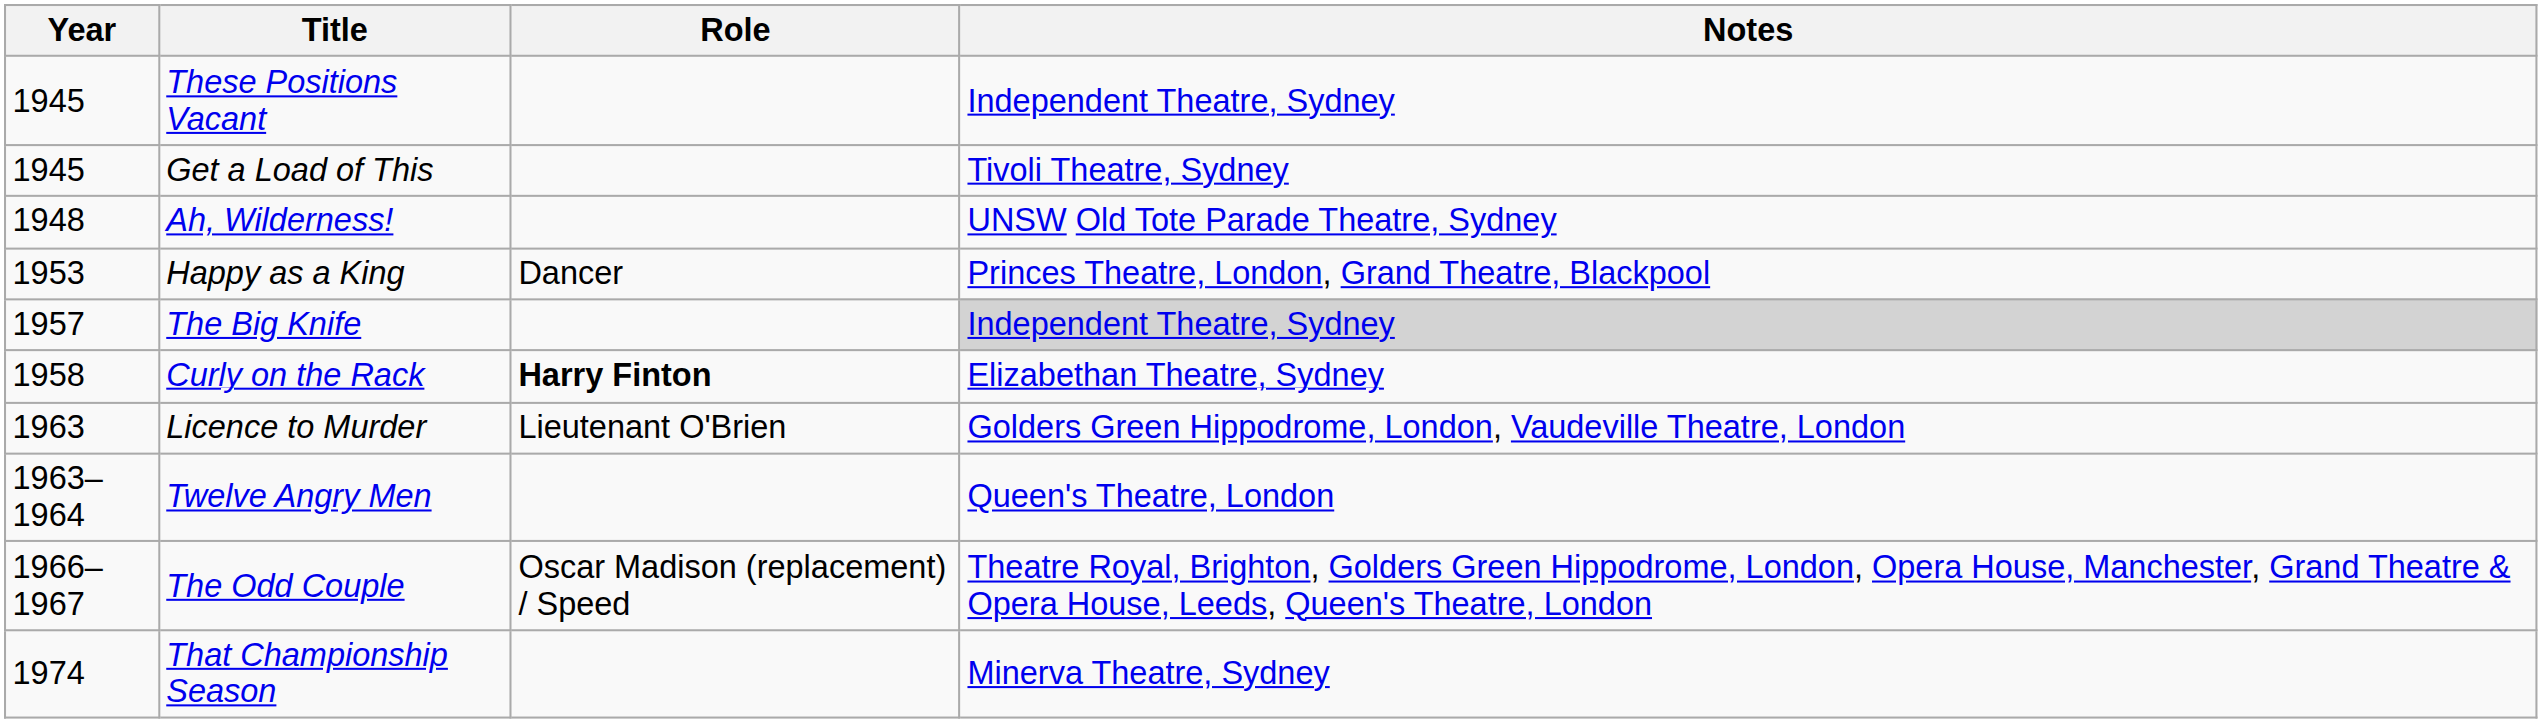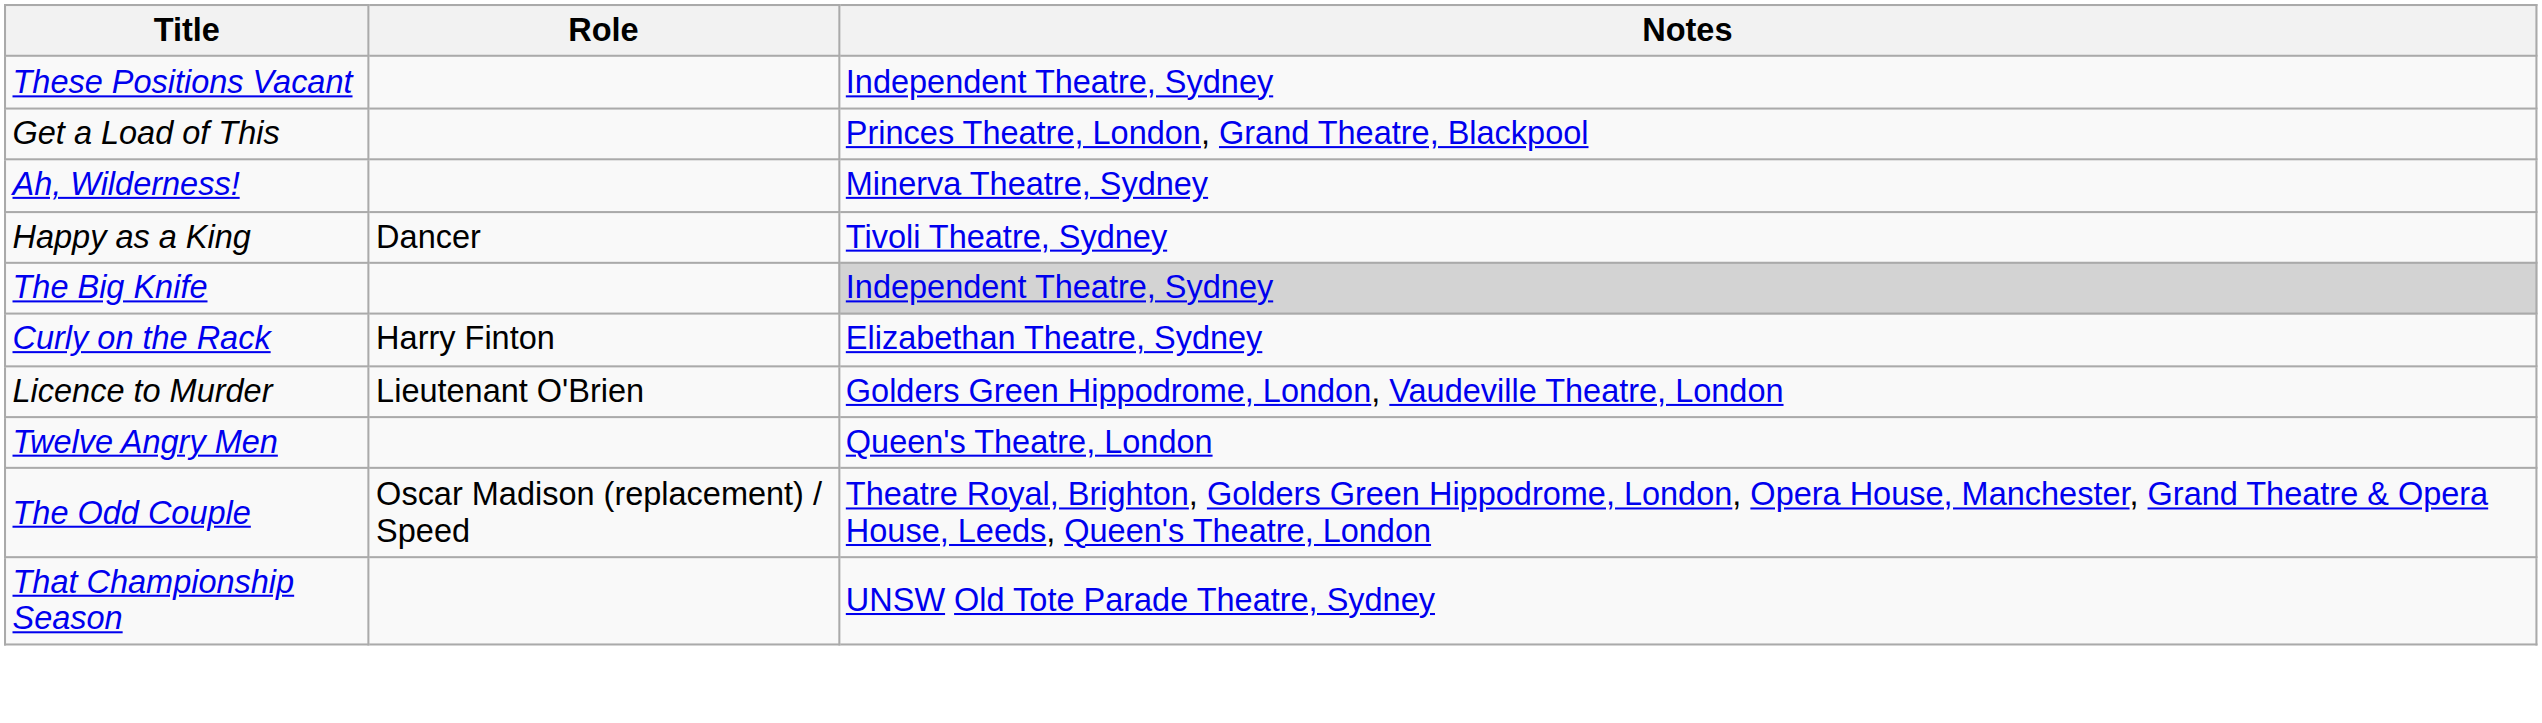- column: (82, 30)
(1128, 169) Tivoli Theatre, Sydney -> (1217, 133) Princes Theatre, London, Grand Theatre, Blackpool
(1262, 221) UNSW Old Tote Parade Theatre, Sydney -> (1027, 184) Minerva Theatre, Sydney
(1339, 272) Princes Theatre, London, Grand Theatre, Blackpool -> (1006, 236) Tivoli Theatre, Sydney
(615, 375) bold -> (465, 339) normal
(1149, 673) Minerva Theatre, Sydney -> (1140, 600) UNSW Old Tote Parade Theatre, Sydney
